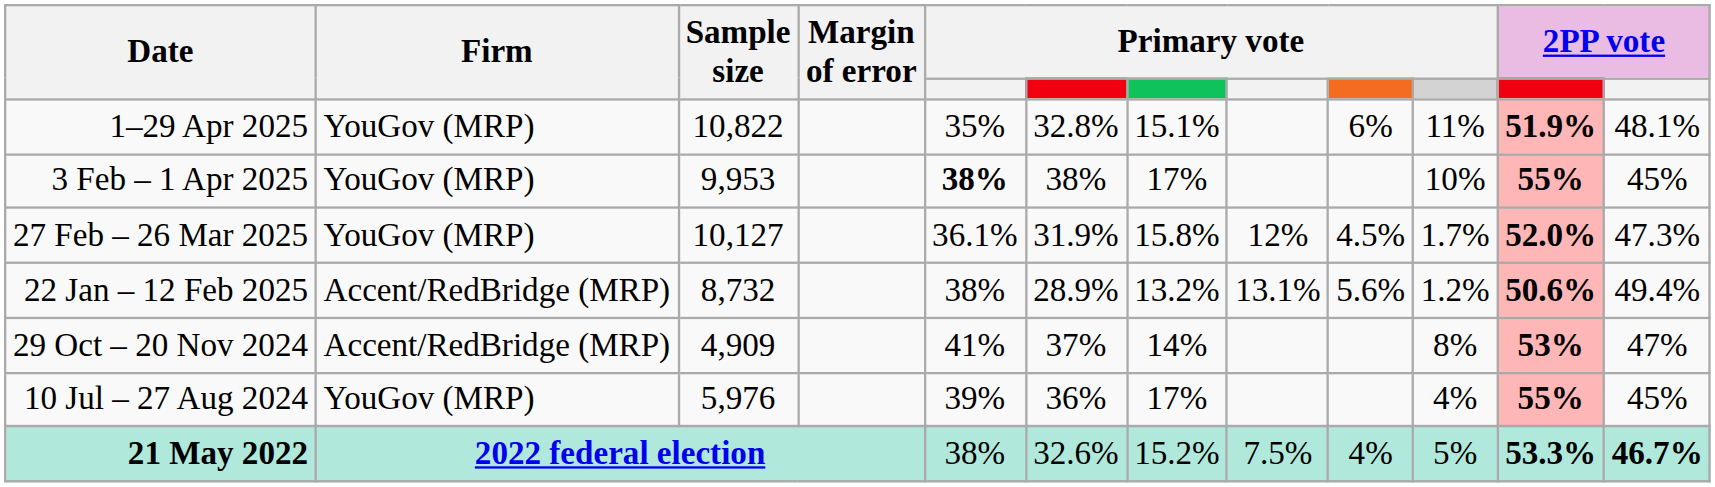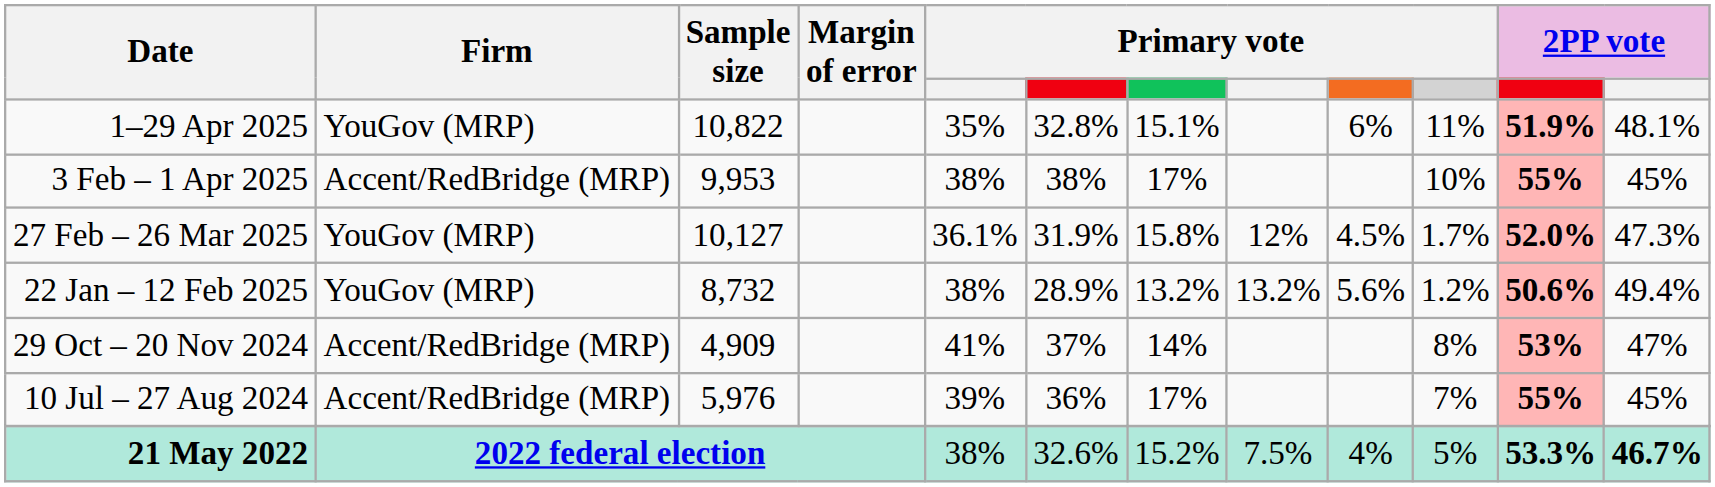(429, 180) YouGov (MRP) -> (497, 180) Accent/RedBridge (MRP)
(975, 180) bold -> (975, 180) normal
(497, 289) Accent/RedBridge (MRP) -> (429, 289) YouGov (MRP)
(1278, 289) 13.1% -> (1278, 289) 13.2%
(429, 399) YouGov (MRP) -> (497, 399) Accent/RedBridge (MRP)
(1455, 399) 4% -> (1455, 399) 7%
